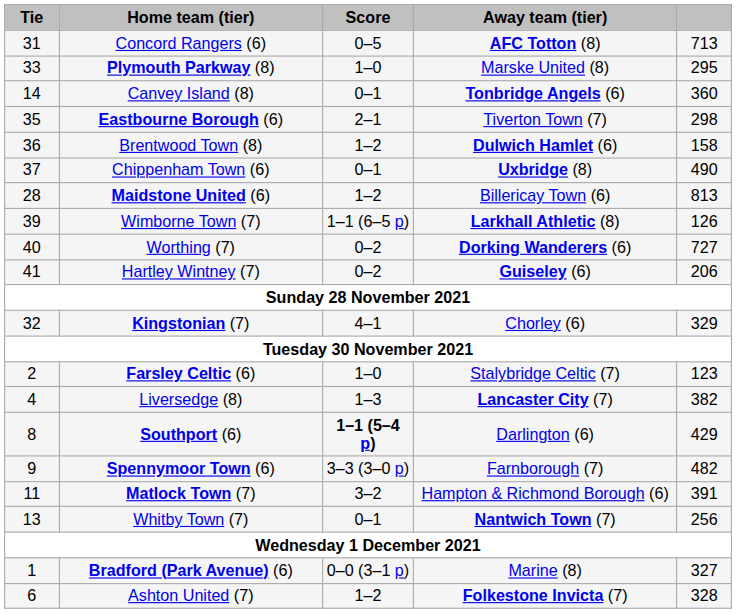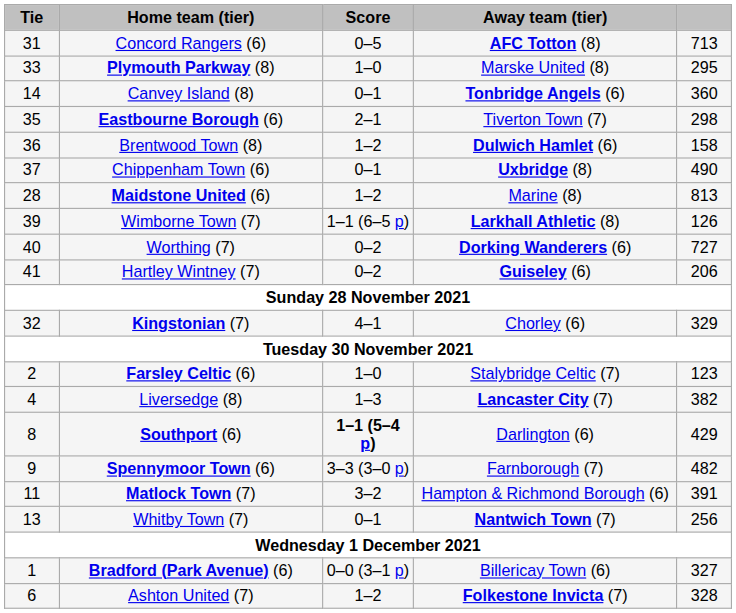(545, 196) Billericay Town (6) -> (545, 196) Marine (8)
(545, 571) Marine (8) -> (545, 571) Billericay Town (6)
